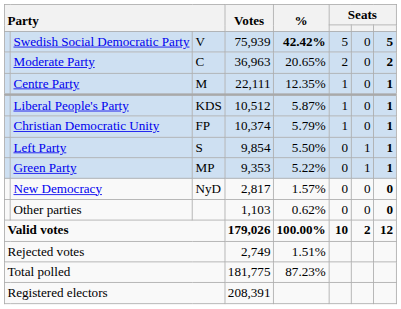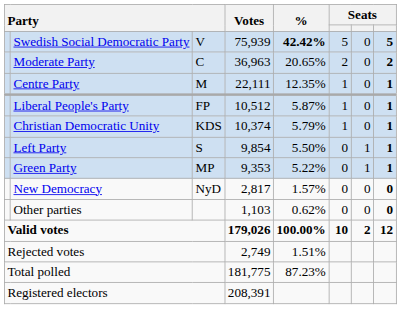(209, 105) KDS -> (203, 105) FP
(203, 126) FP -> (209, 126) KDS
